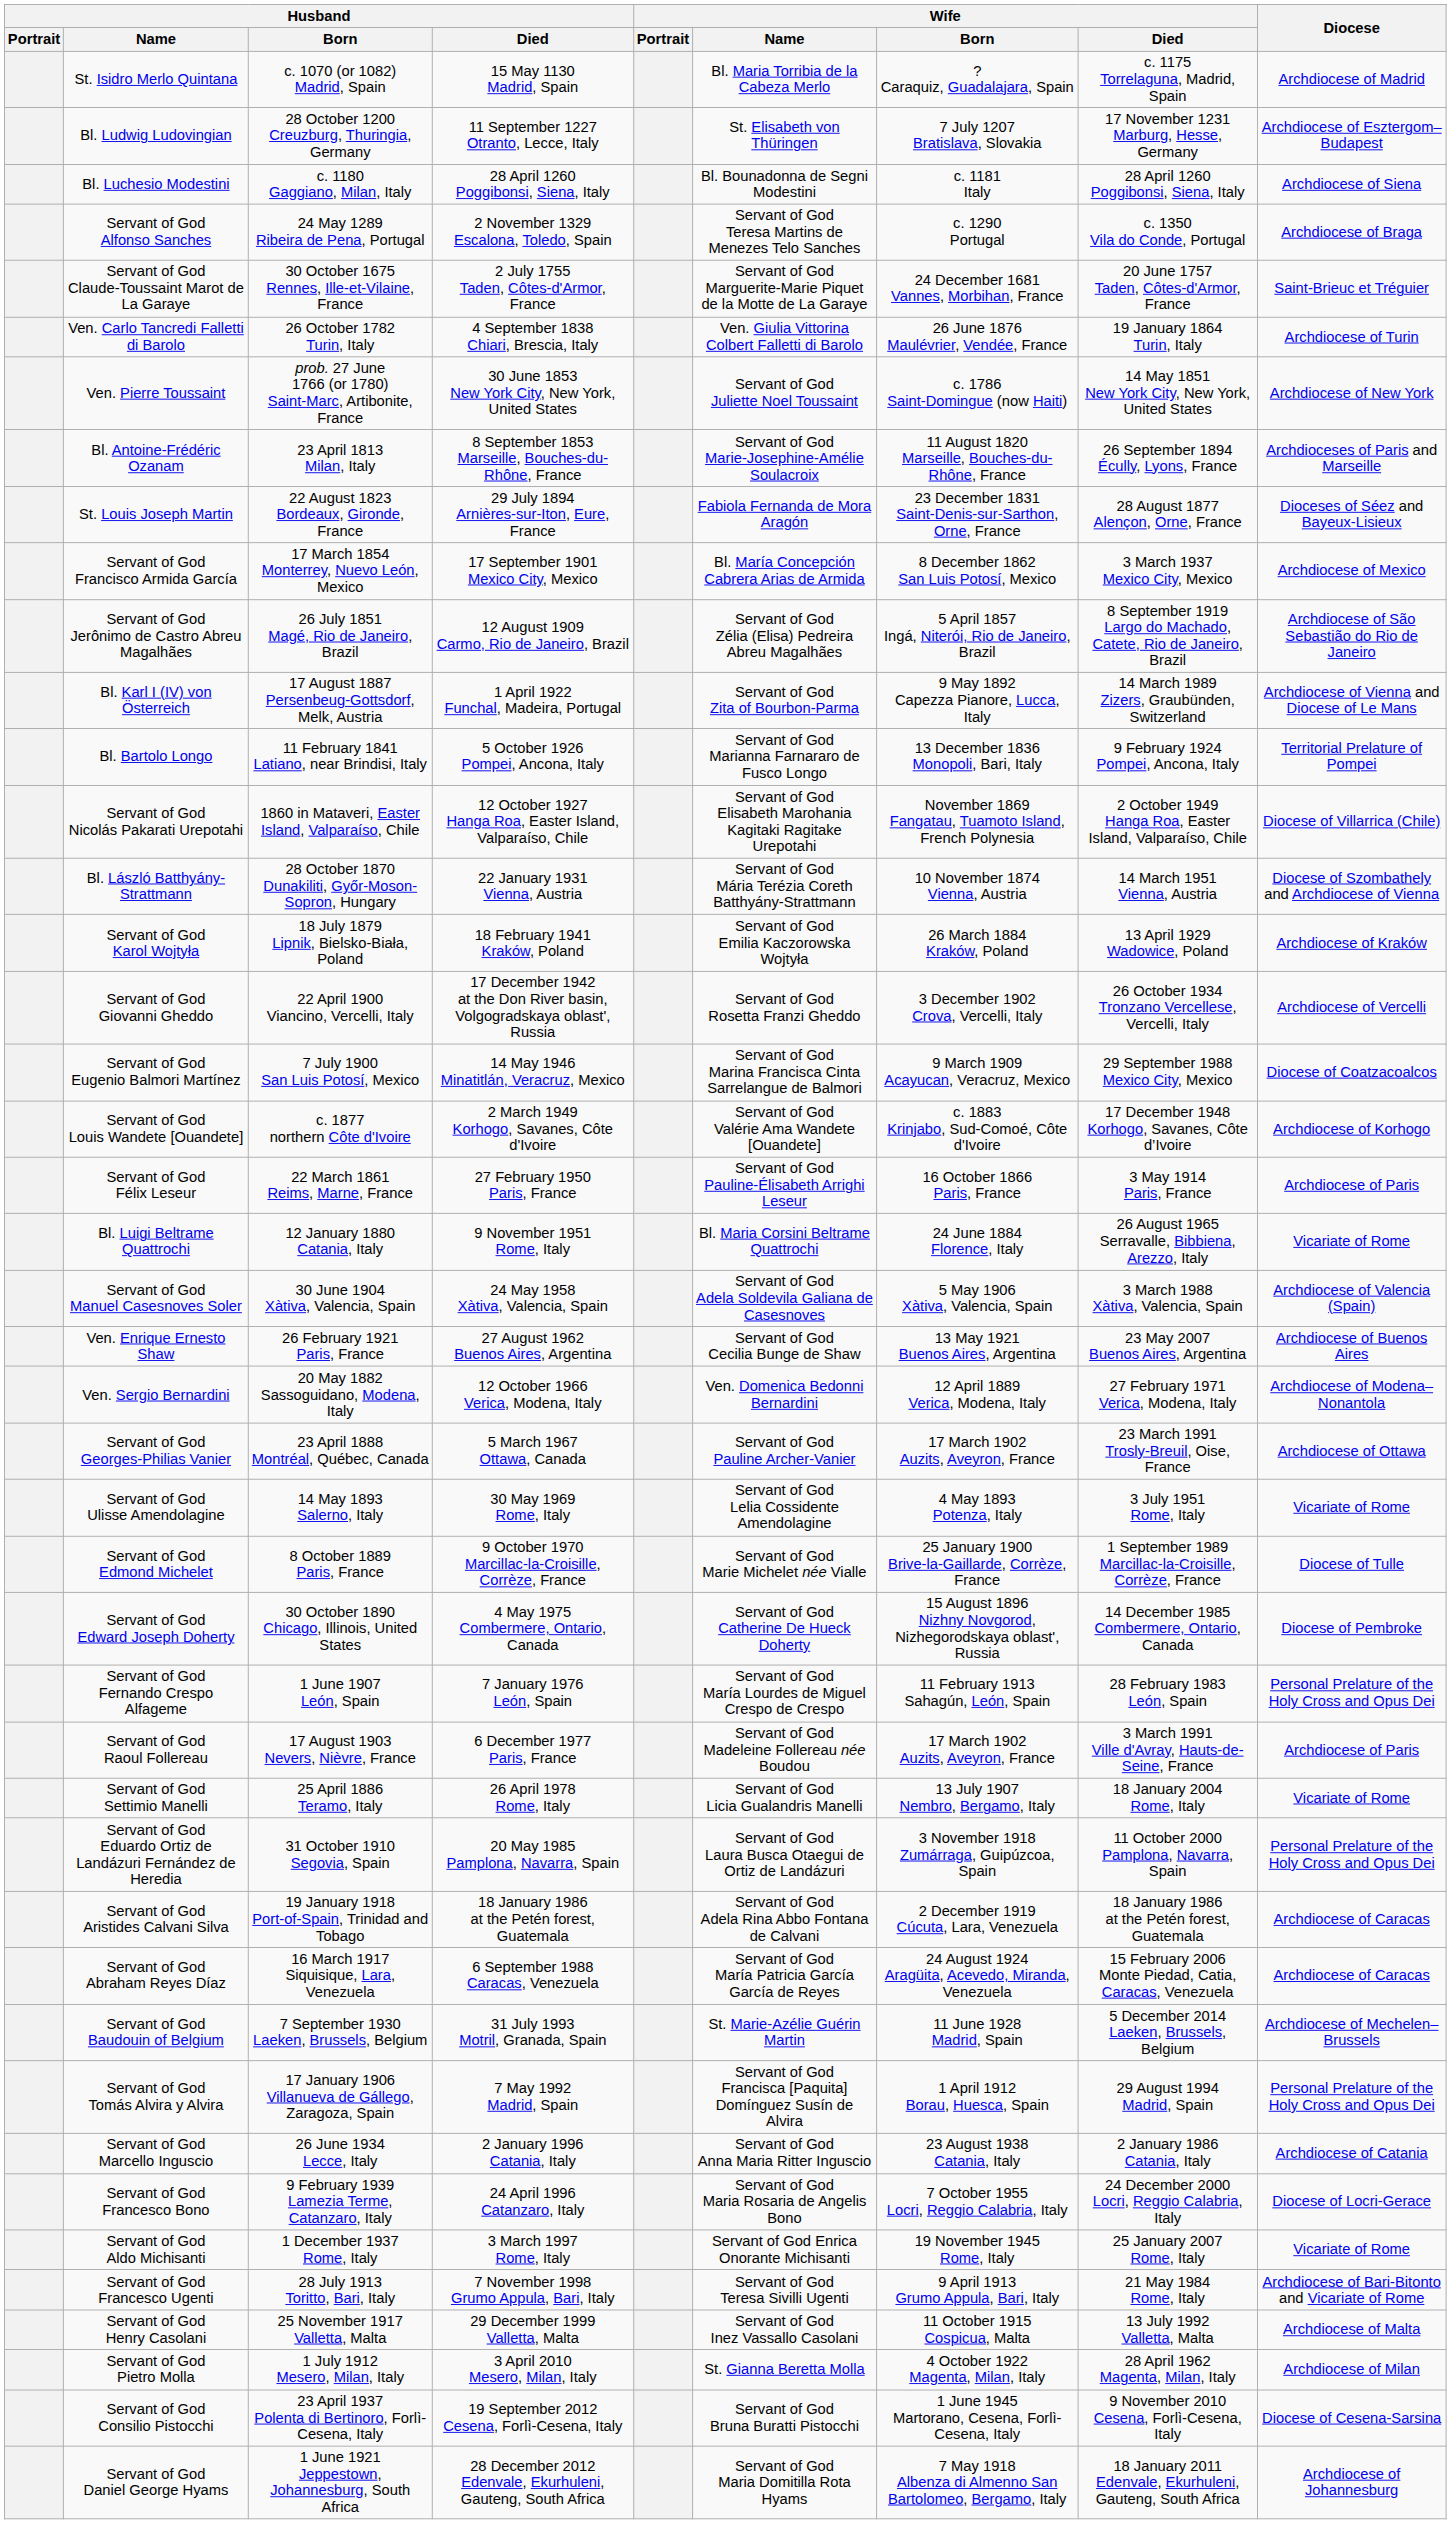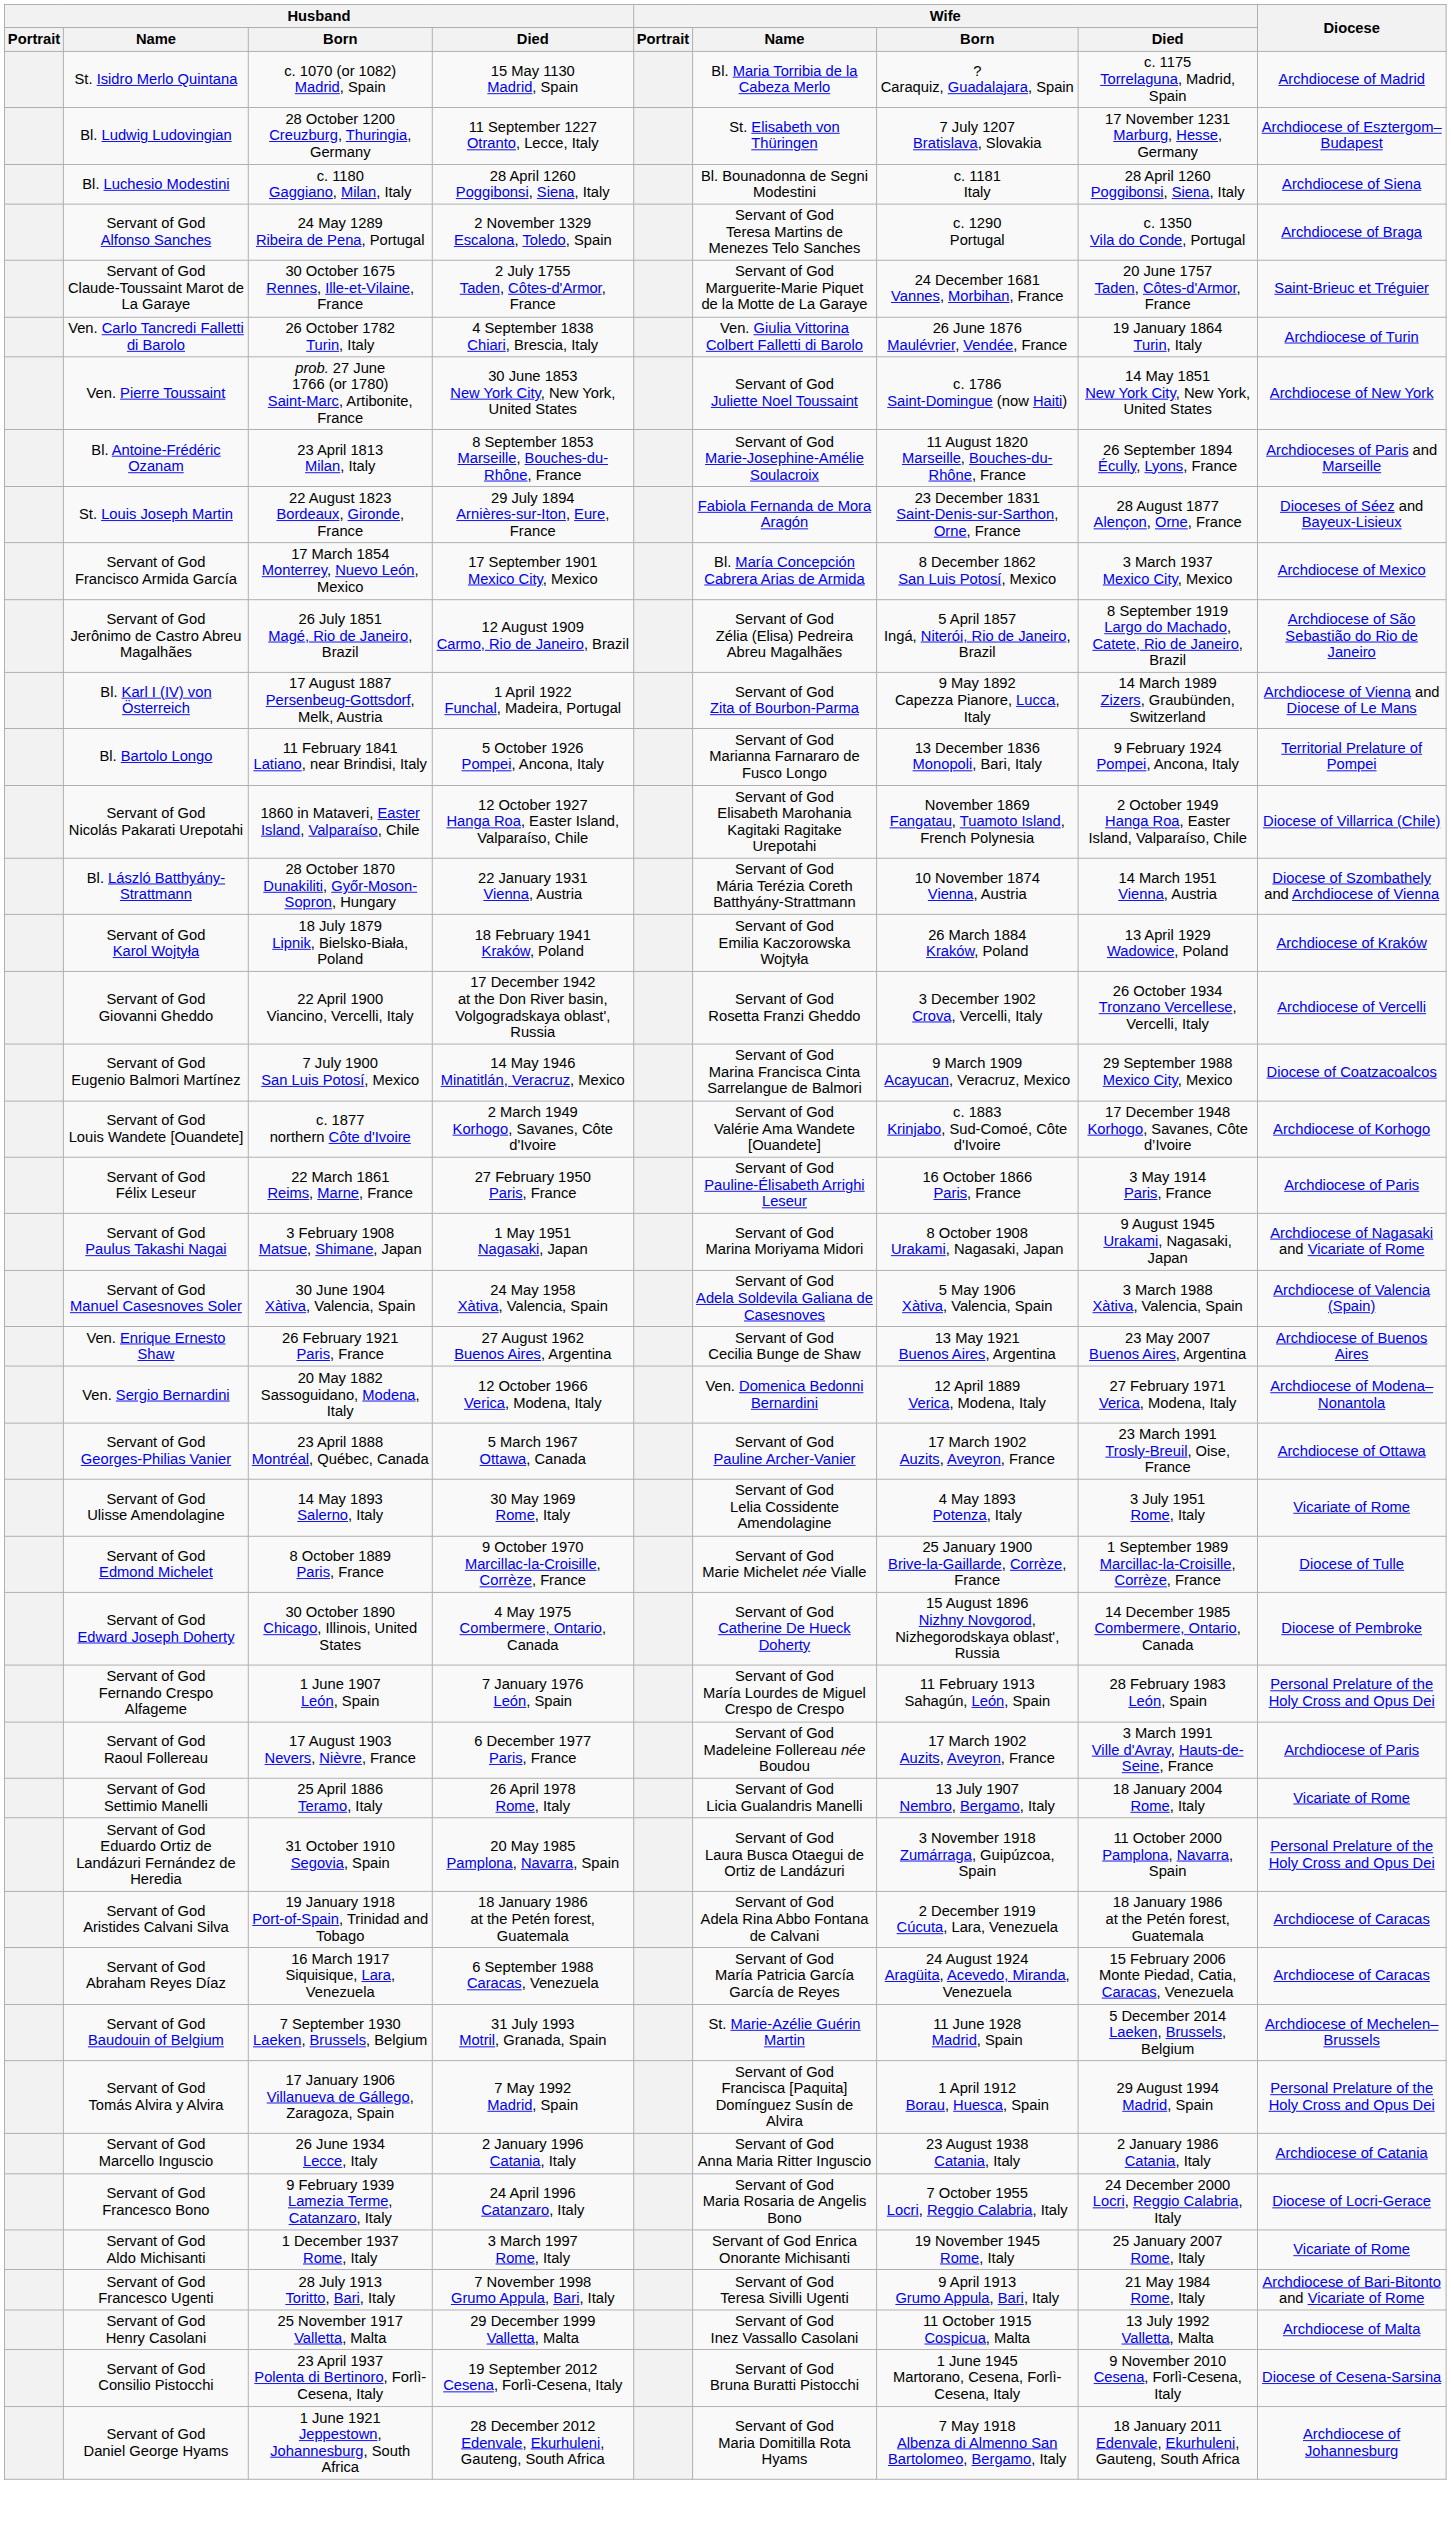+ row: (156, 1241)
- row: (156, 1241)
- row: (156, 2369)
